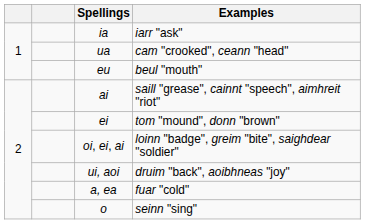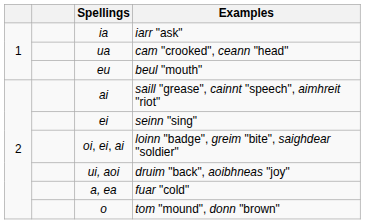(208, 121) tom "mound", donn "brown" -> (166, 121) seinn "sing"
(166, 209) seinn "sing" -> (208, 209) tom "mound", donn "brown"
